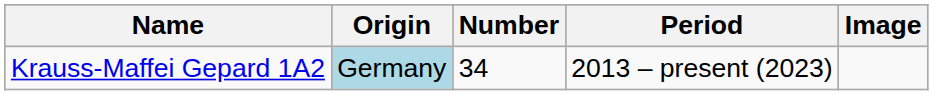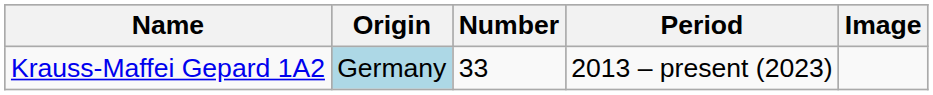(473, 67) 34 -> (473, 67) 33
